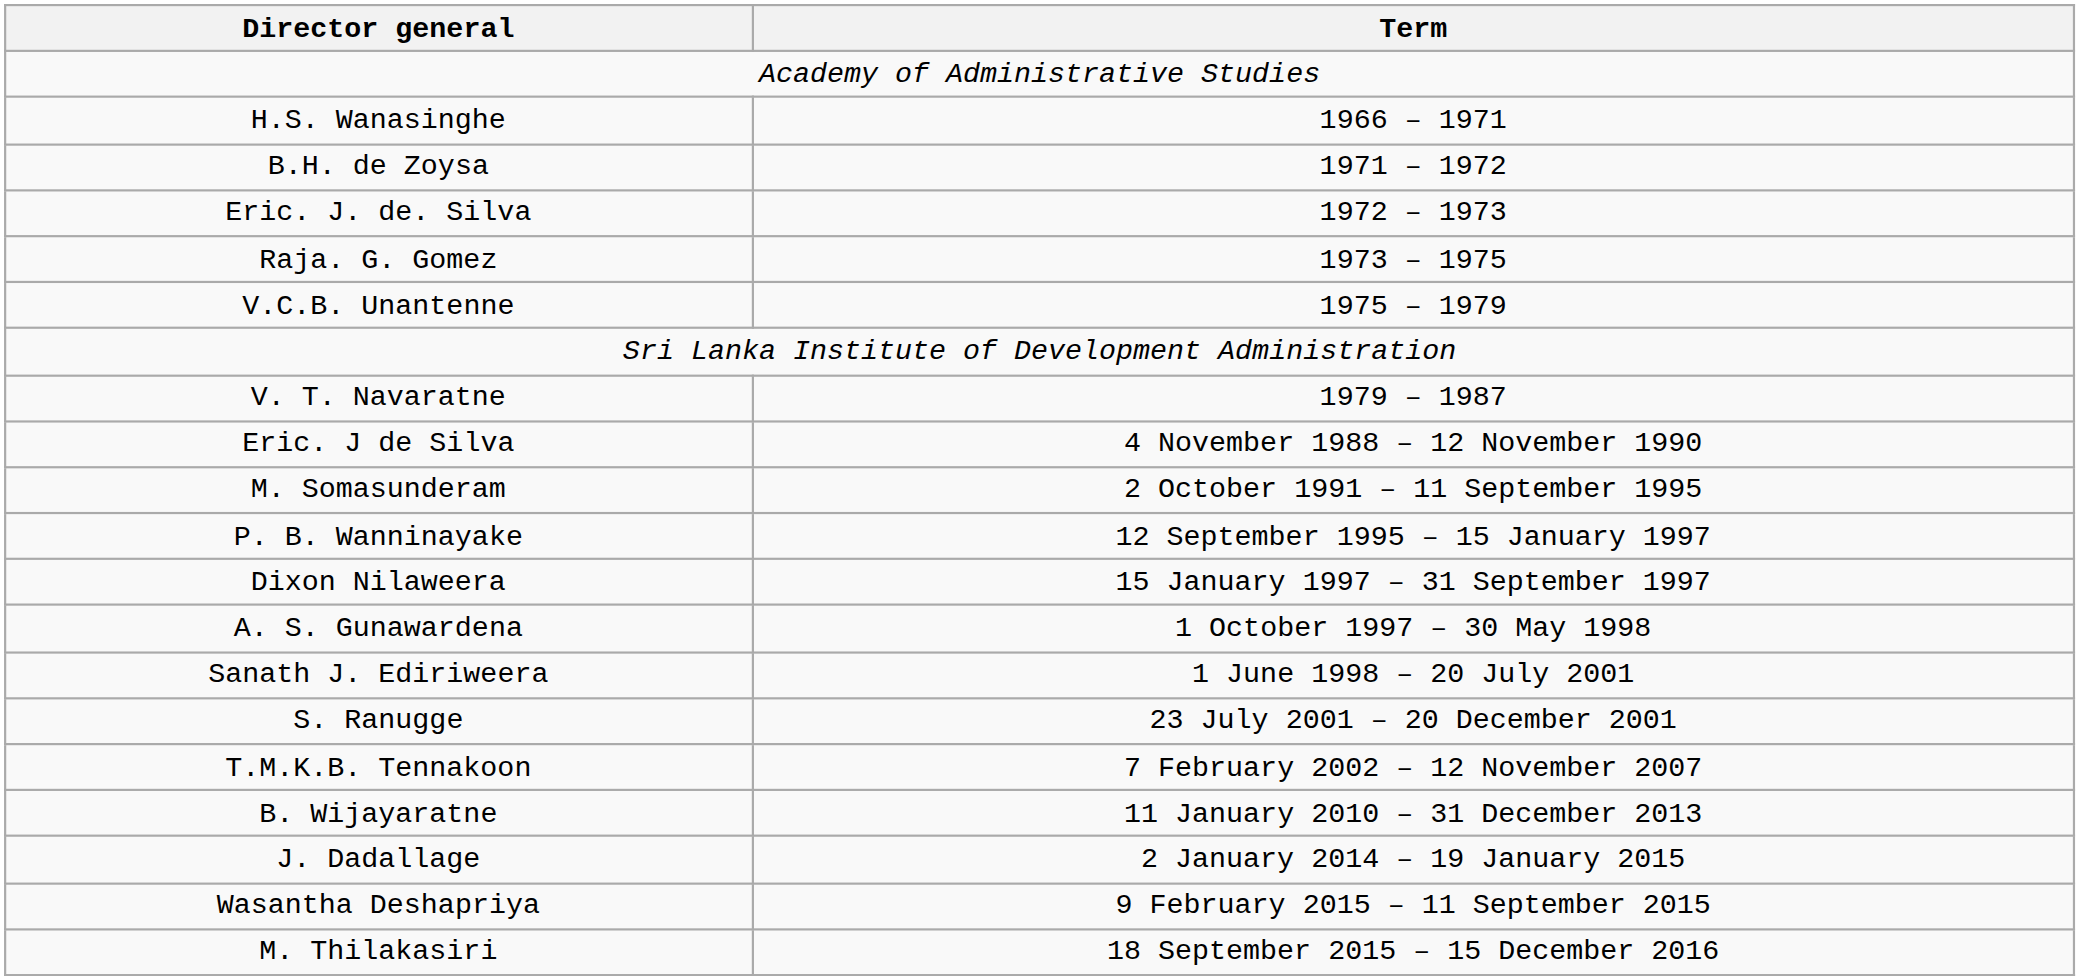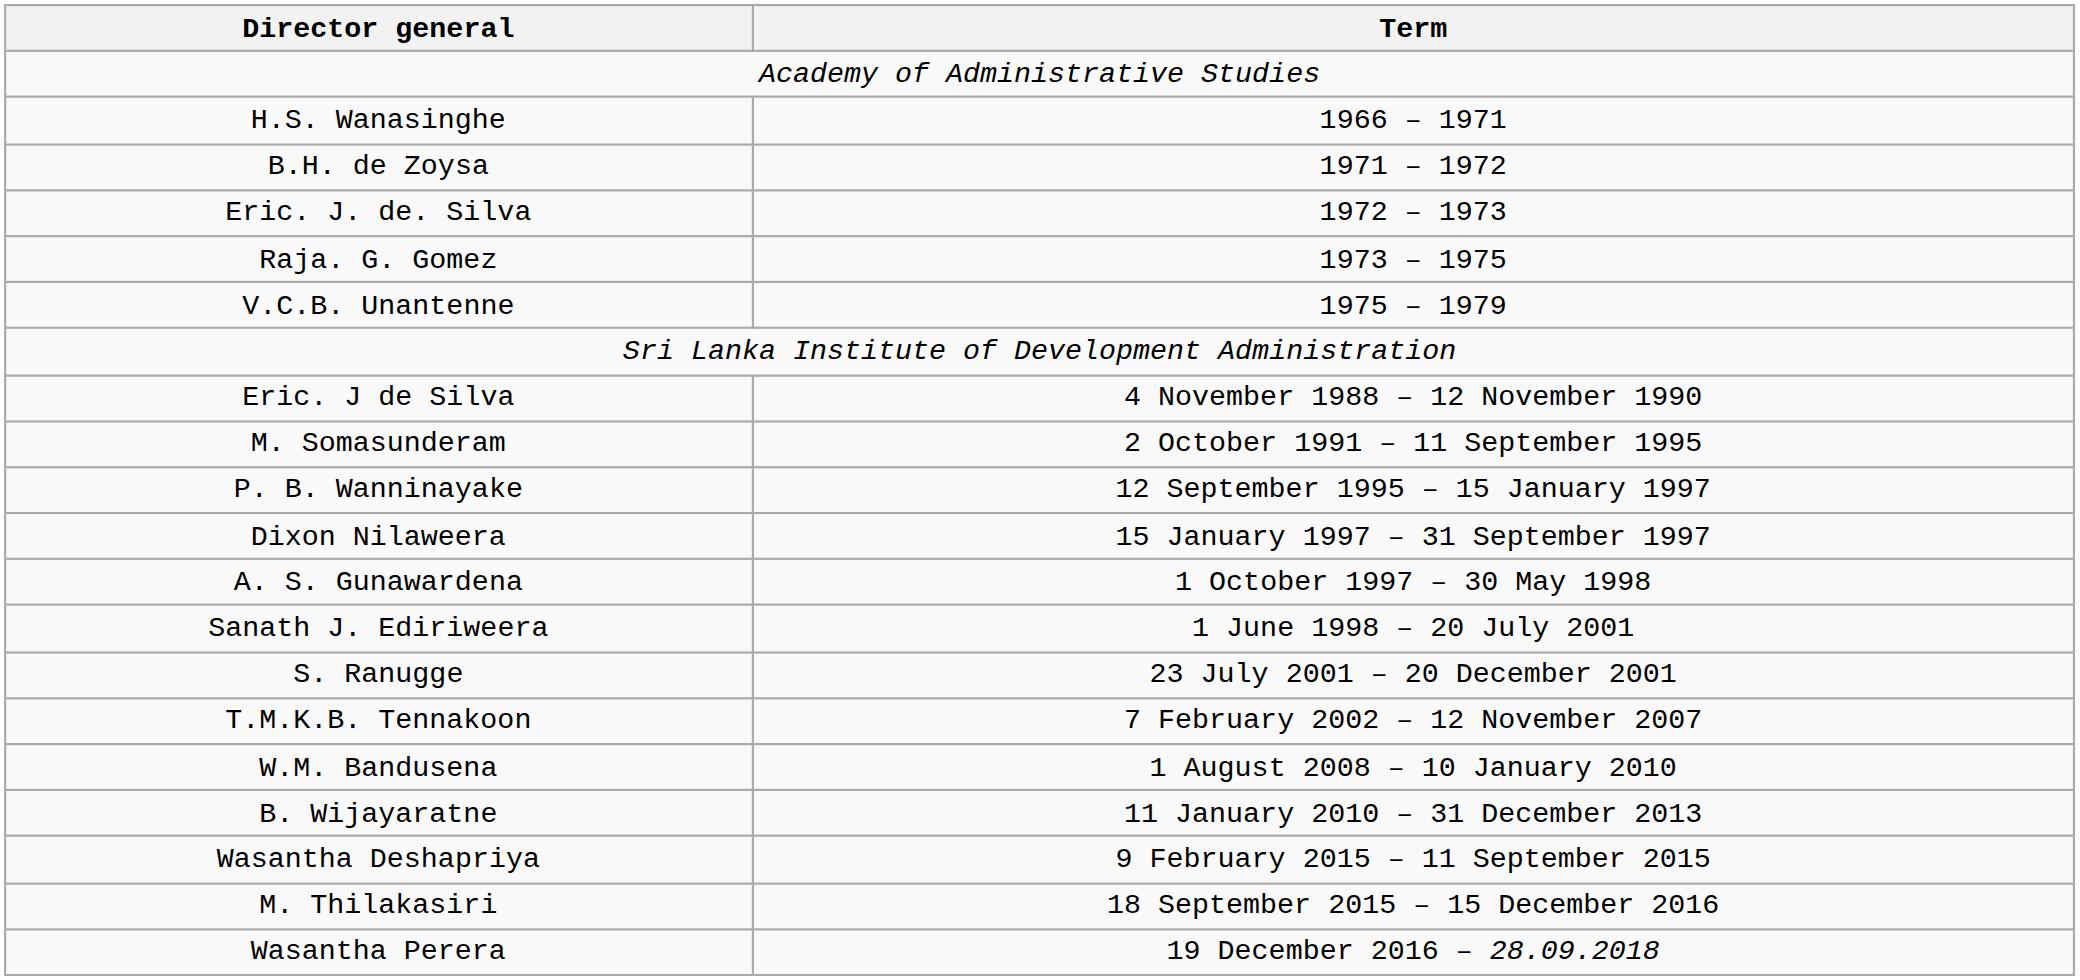- row: (378, 398)
+ row: (378, 767)
- row: (378, 860)
+ row: (378, 952)
